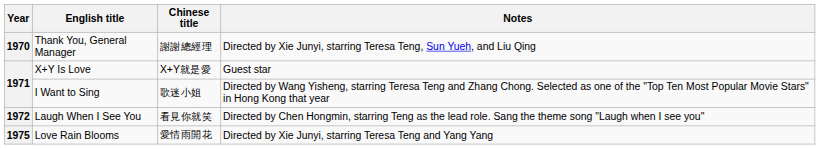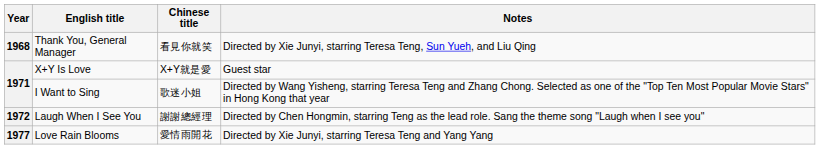(18, 46) 1970 -> (18, 46) 1968
(186, 46) 謝謝總經理 -> (186, 46) 看見你就笑
(186, 116) 看見你就笑 -> (186, 116) 謝謝總經理
(18, 135) 1975 -> (18, 135) 1977
